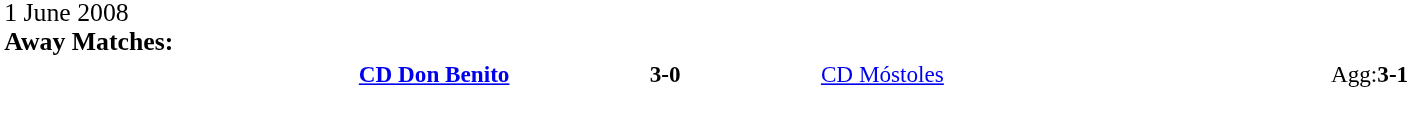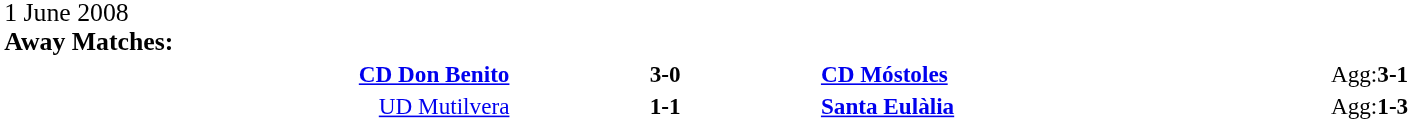(882, 74) normal -> (884, 74) bold
+ row: (444, 106)
